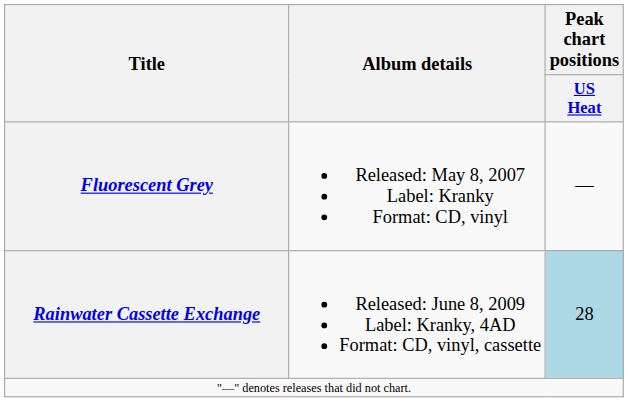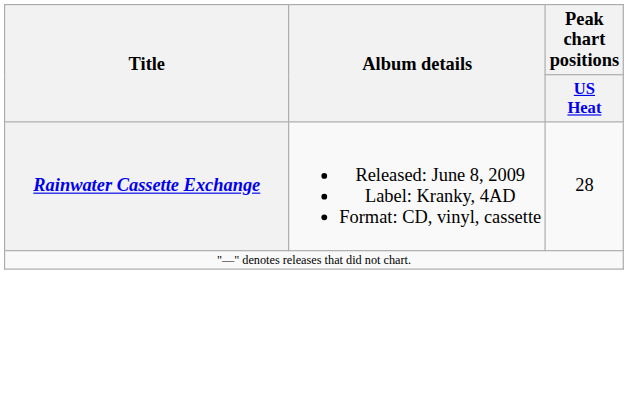- row: (147, 185)
(584, 314) lightblue background -> (584, 185) no background
